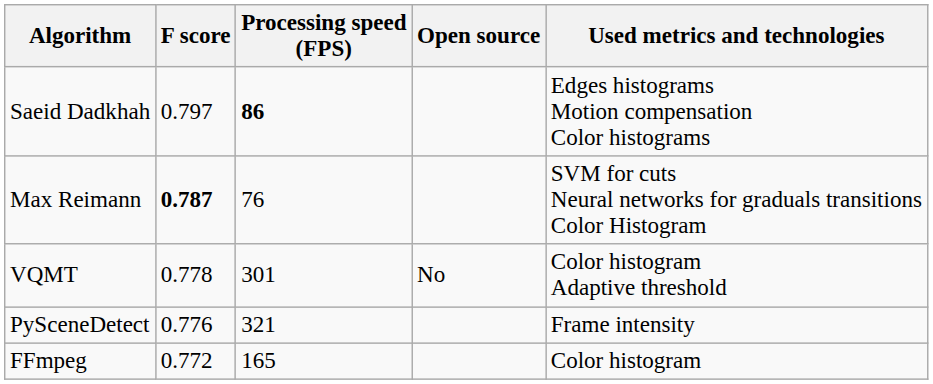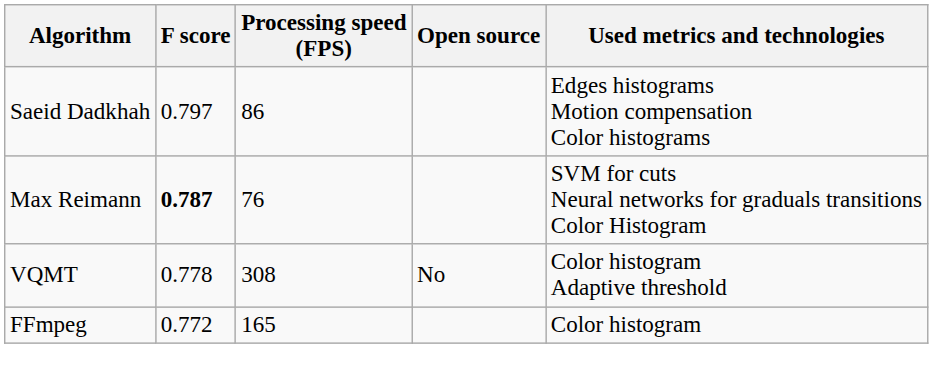(253, 111) bold -> (253, 111) normal
(258, 274) 301 -> (258, 274) 308
- row: (80, 324)
